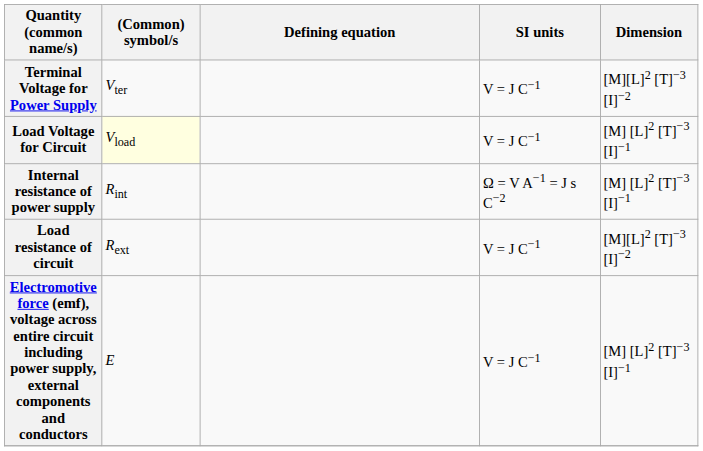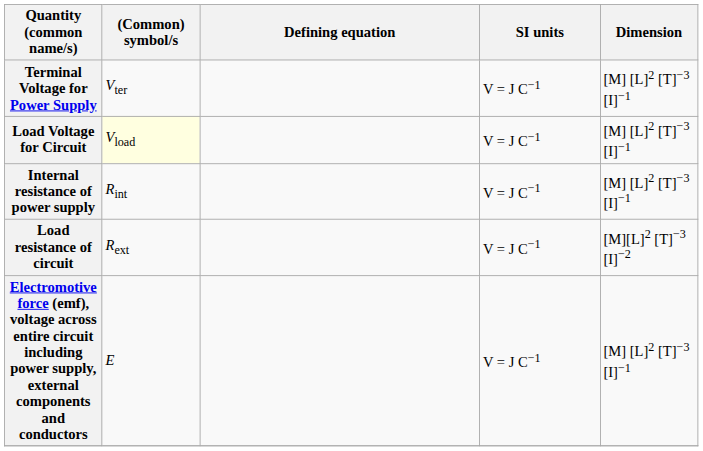(645, 88) [M][L]2 [T]−3 [I]−2 -> (646, 88) [M] [L]2 [T]−3 [I]−1
(530, 191) Ω = V A−1 = J s C−2 -> (512, 191) V = J C−1
